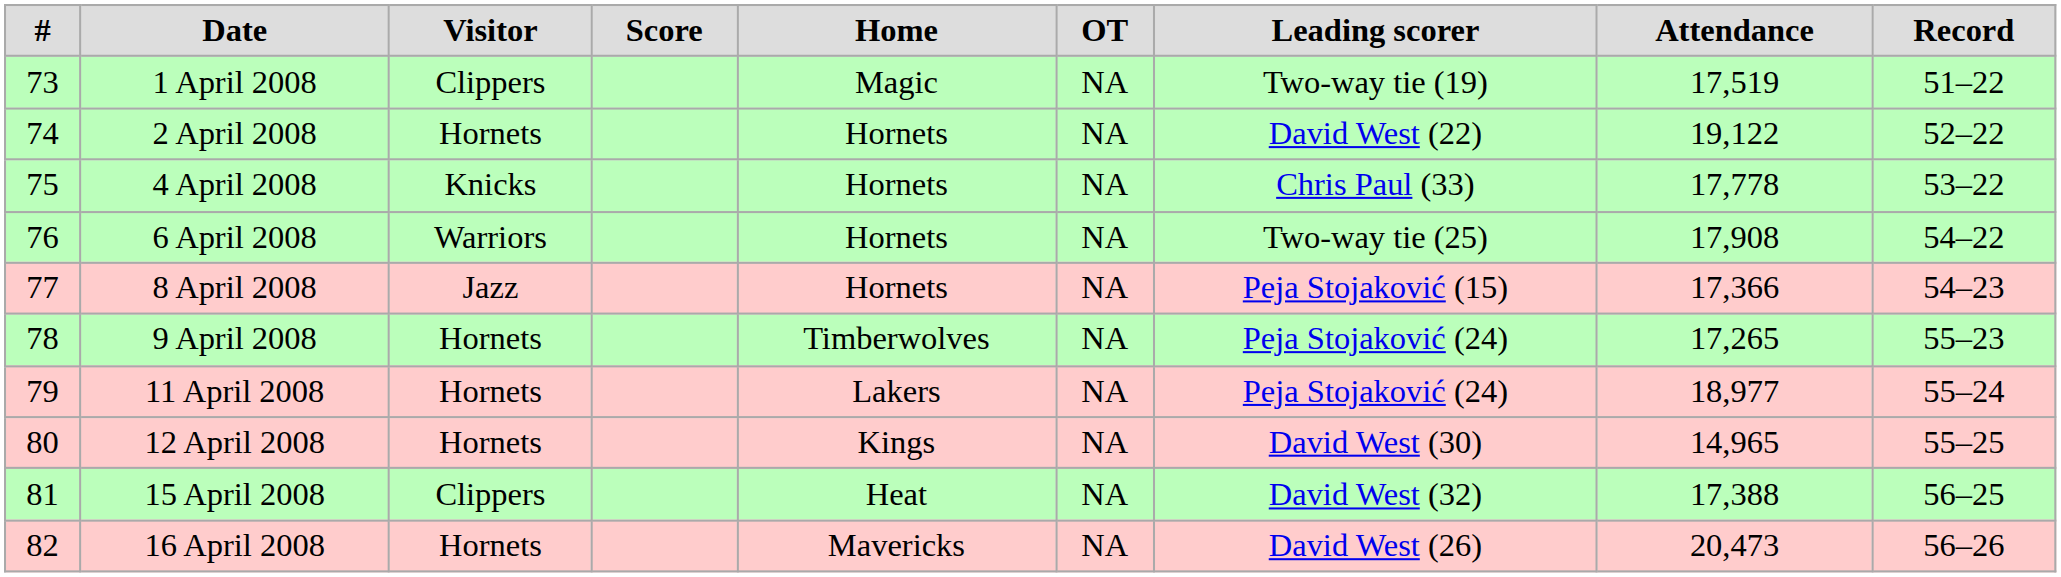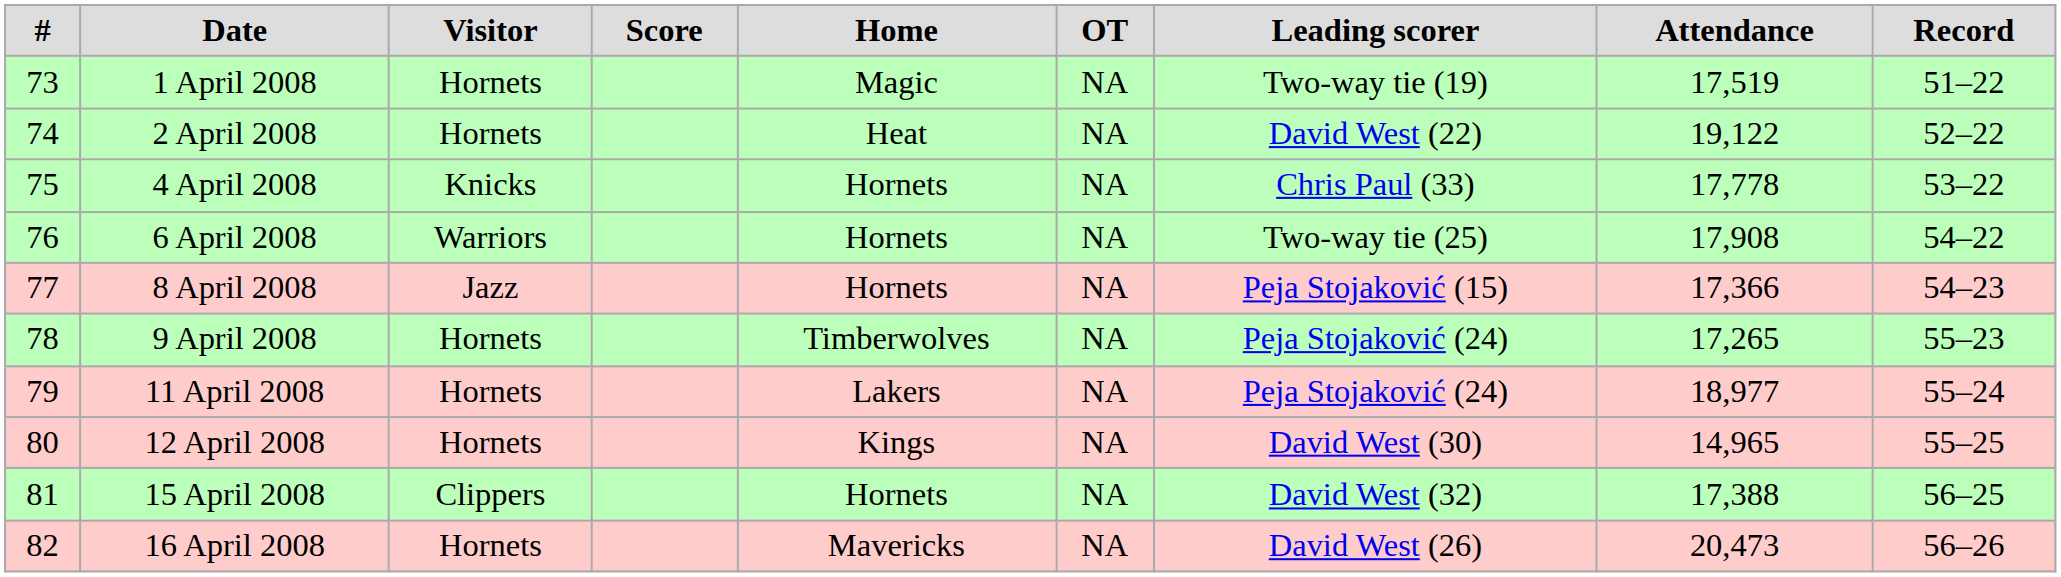(490, 81) Clippers -> (490, 81) Hornets
(896, 133) Hornets -> (896, 133) Heat
(896, 493) Heat -> (896, 493) Hornets
